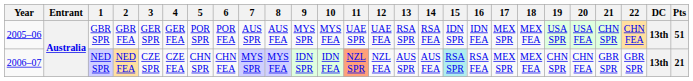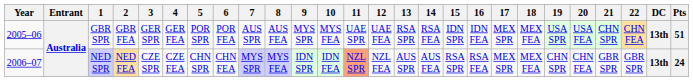(455, 62) paleturquoise background -> (455, 62) no background
(680, 62) 21 -> (680, 62) 24
